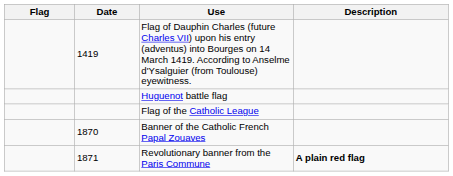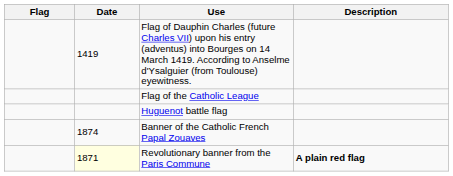rows swapped: (184, 96) <-> (200, 111)
(88, 132) 1870 -> (88, 132) 1874
(88, 158) no background -> (88, 158) lightyellow background
